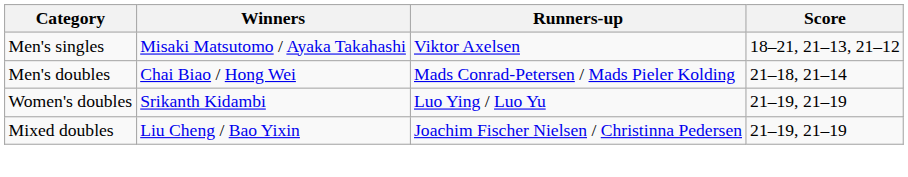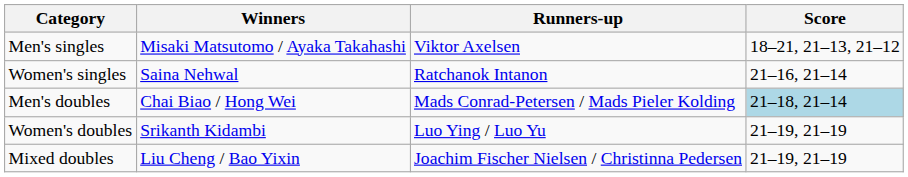+ row: (67, 74)
(799, 74) no background -> (799, 102) lightblue background
